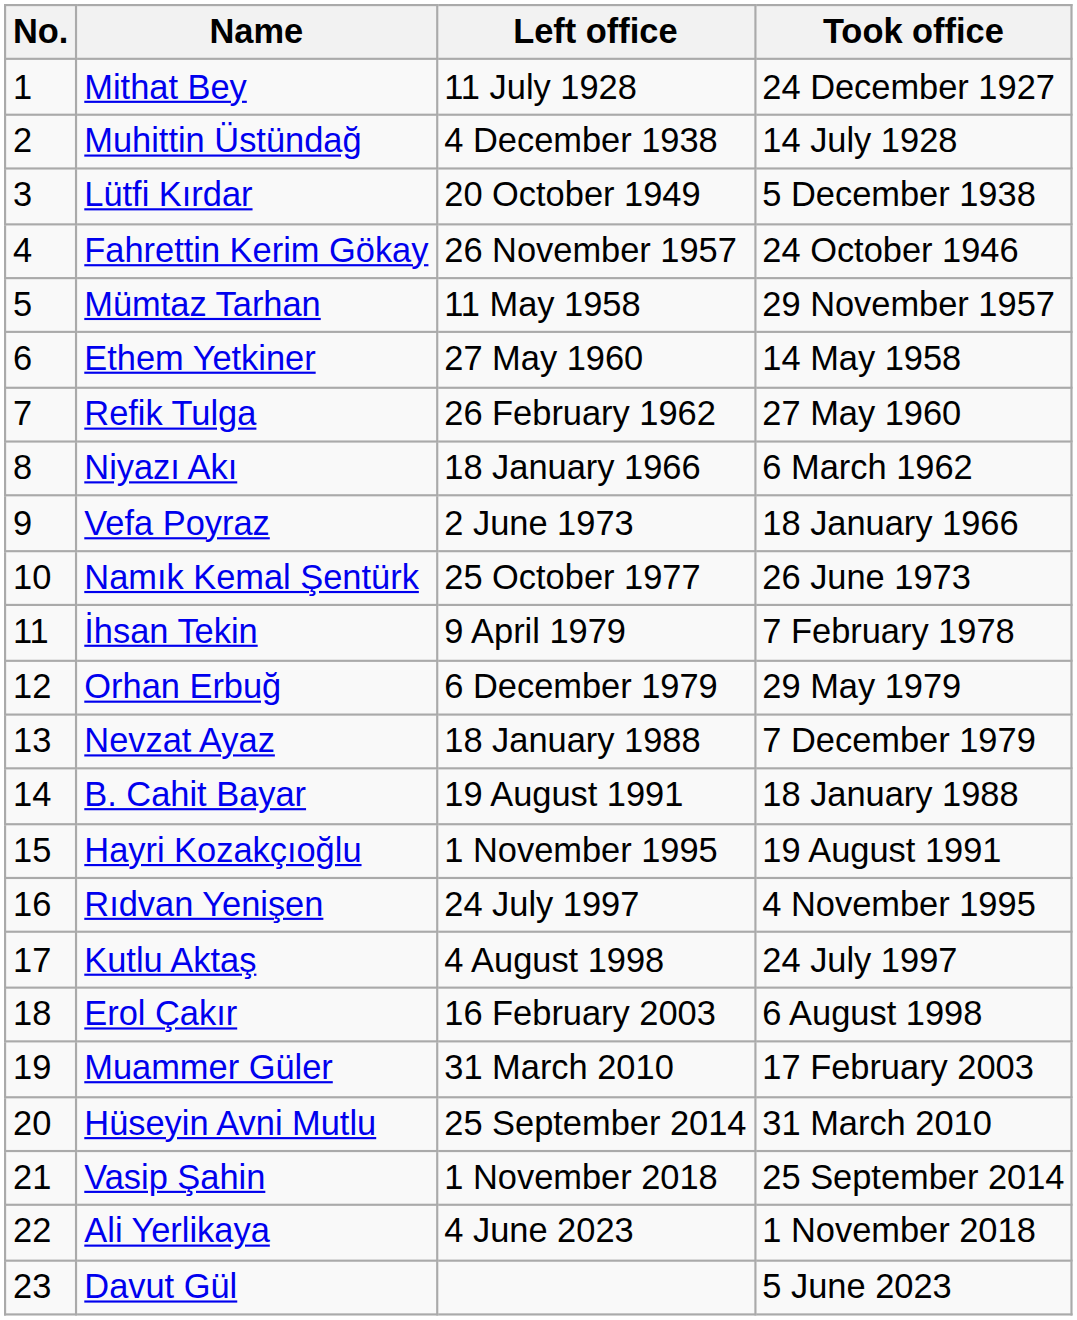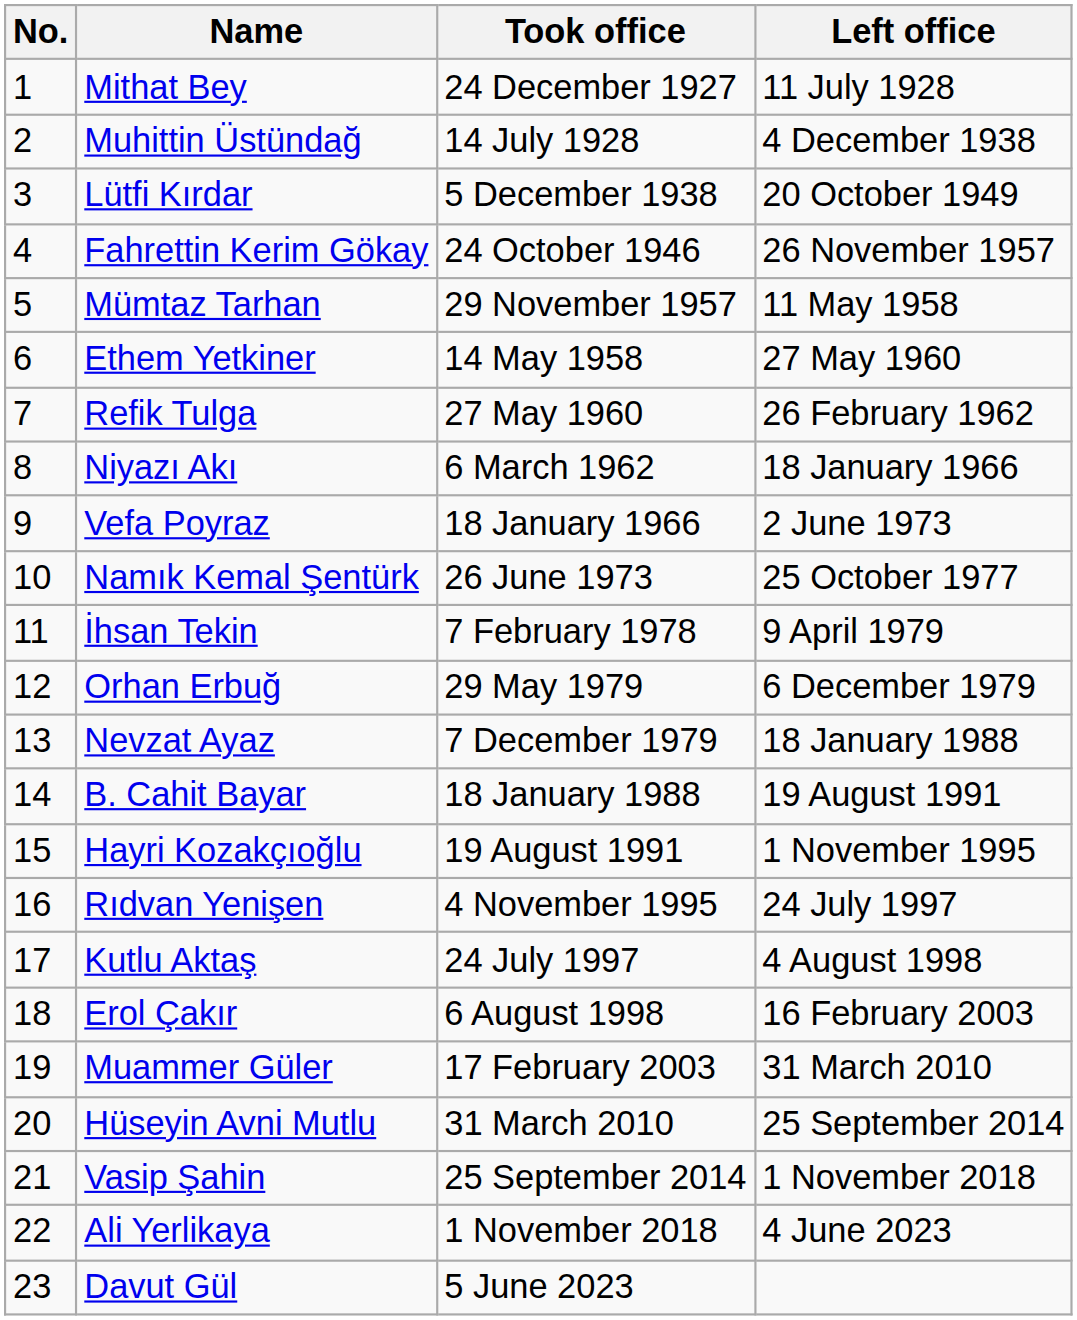columns swapped: (913, 31) <-> (595, 31)
